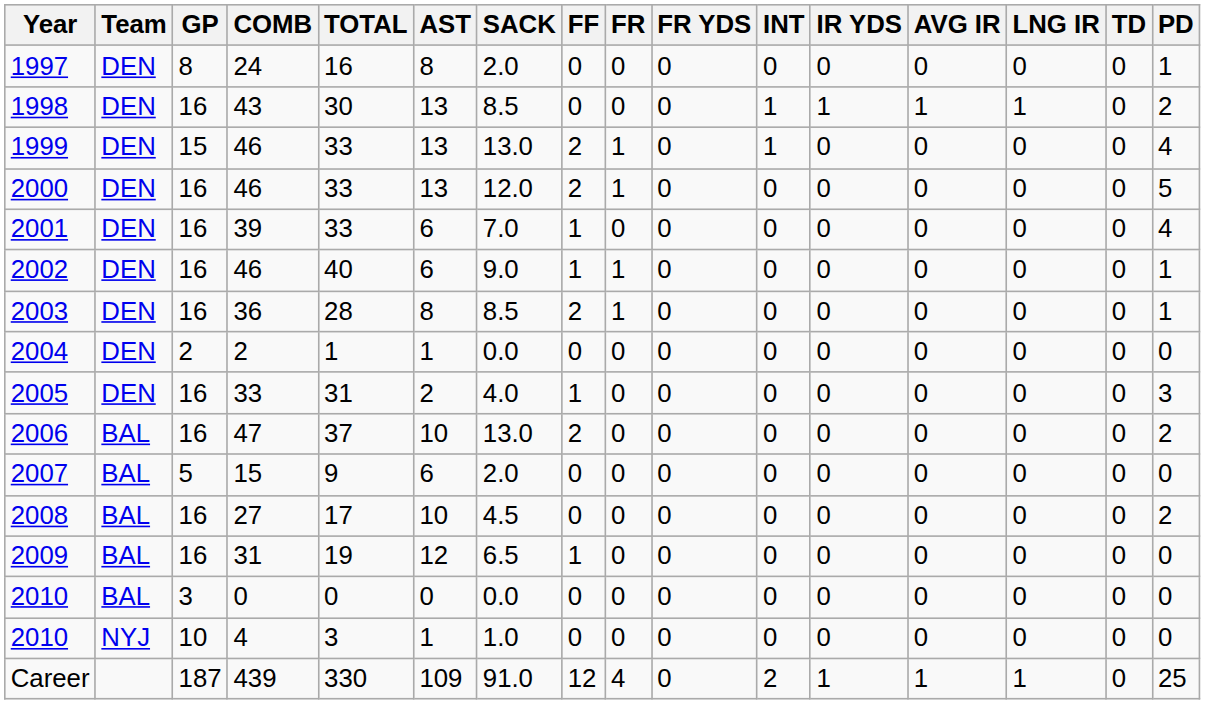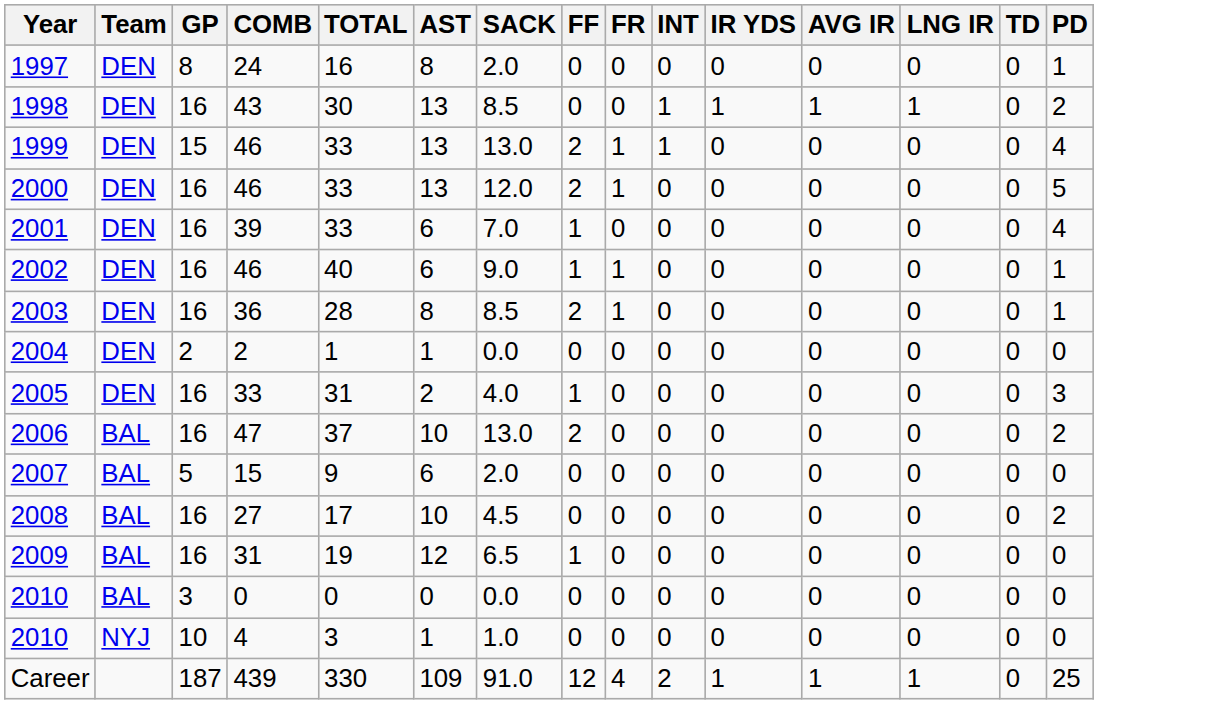- column: (704, 24)
